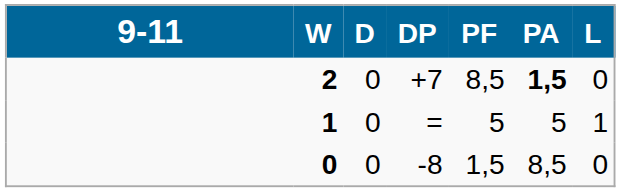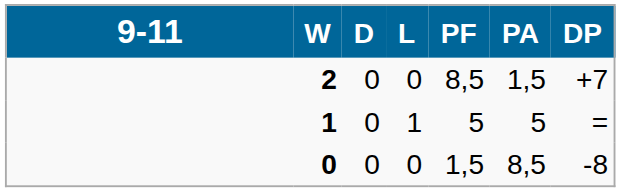columns swapped: (593, 32) <-> (417, 32)
(547, 79) bold -> (526, 79) normal
